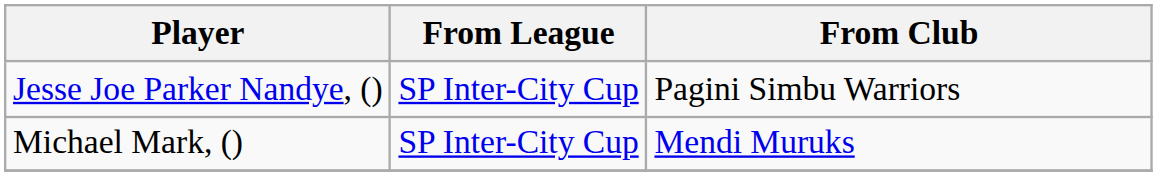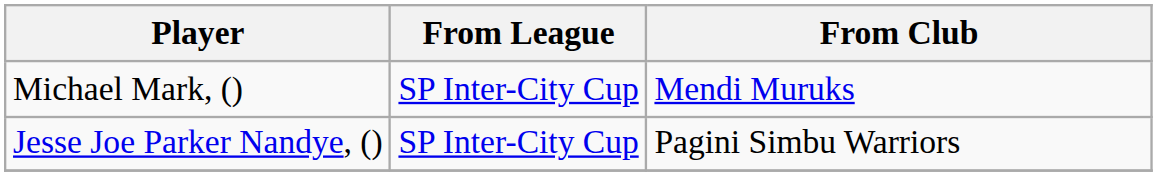rows swapped: (128, 143) <-> (198, 87)
